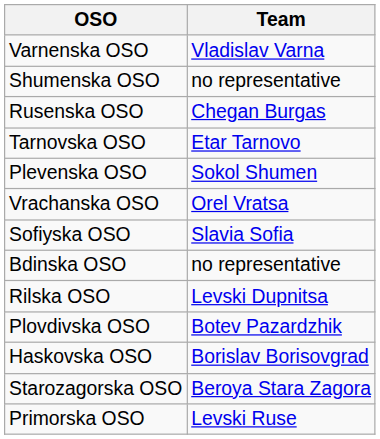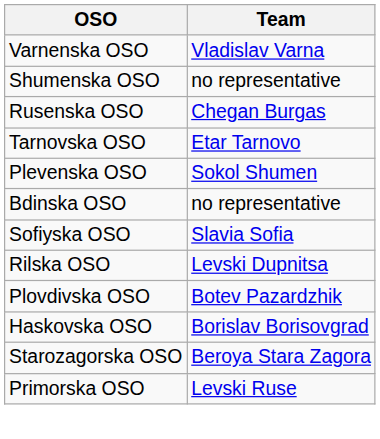- row: (84, 204)
rows swapped: (68, 265) <-> (70, 234)
